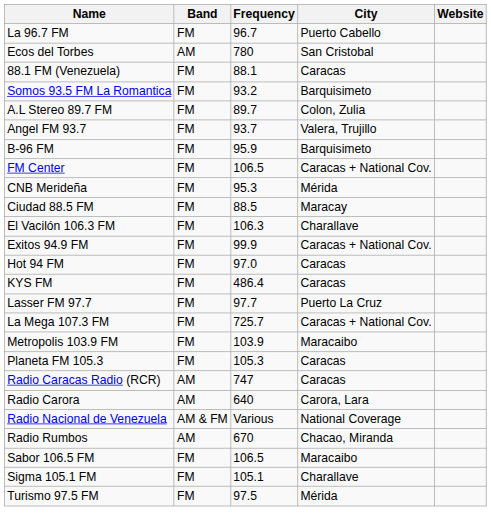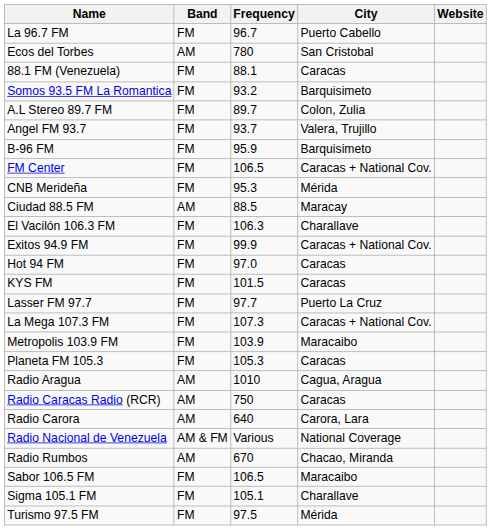(186, 206) FM -> (186, 206) AM
(249, 284) 486.4 -> (249, 284) 101.5
(249, 322) 725.7 -> (249, 322) 107.3
+ row: (44, 380)
(245, 380) 747 -> (245, 399) 750
